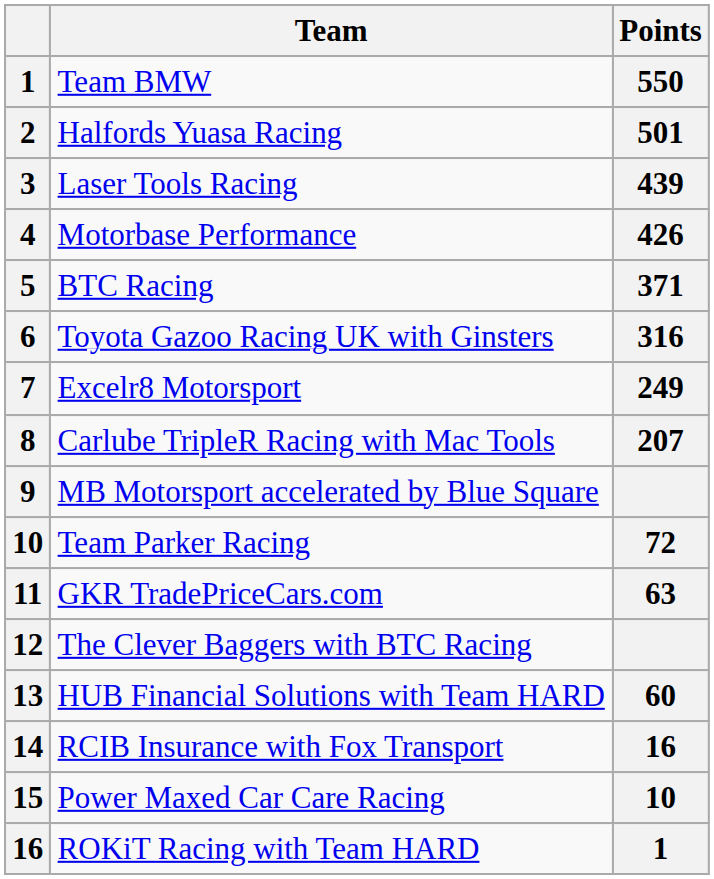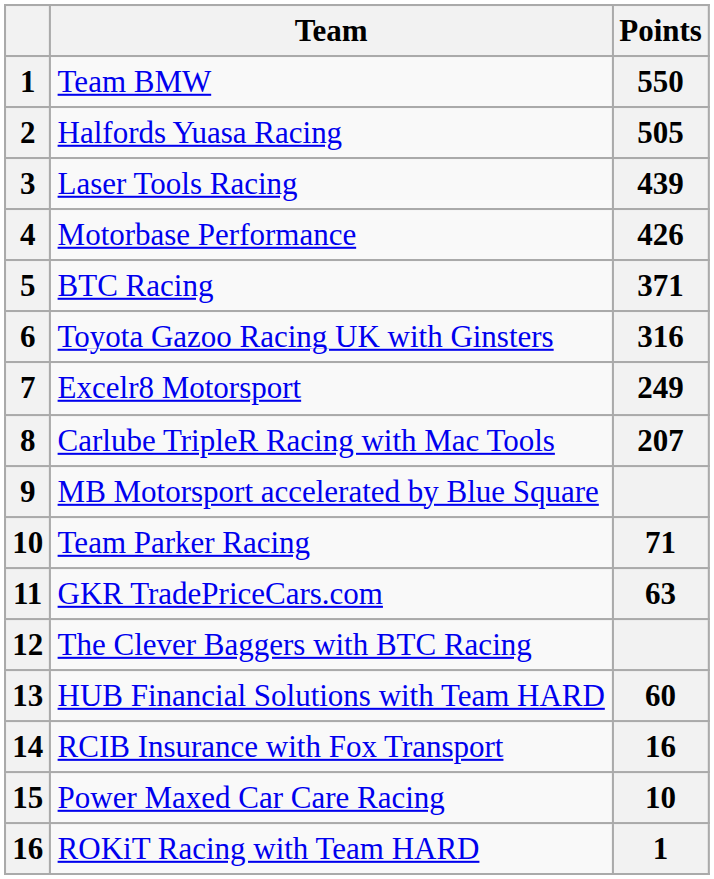(661, 132) 501 -> (661, 132) 505
(661, 541) 72 -> (661, 541) 71
